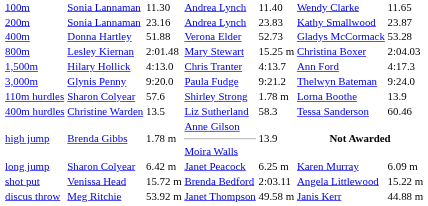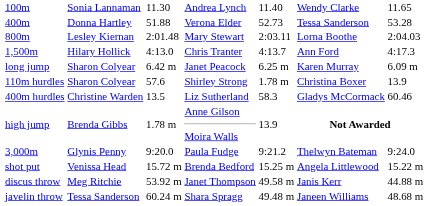- row: (17, 22)
(341, 37) Gladys McCormack -> (333, 22) Tessa Sanderson
(276, 52) 15.25 m -> (275, 37) 2:03.11
(332, 52) Christina Boxer -> (327, 37) Lorna Boothe
rows swapped: (22, 82) <-> (27, 166)
(327, 97) Lorna Boothe -> (332, 82) Christina Boxer
(333, 112) Tessa Sanderson -> (341, 97) Gladys McCormack
(275, 181) 2:03.11 -> (276, 166) 15.25 m
+ row: (34, 196)
